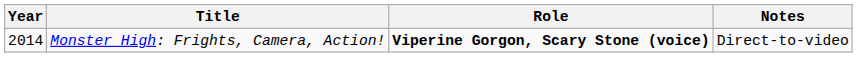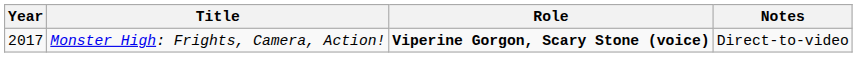(26, 40) 2014 -> (26, 40) 2017
